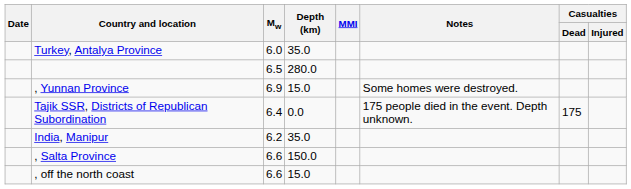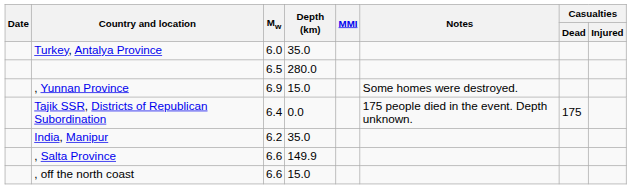(302, 156) 150.0 -> (302, 156) 149.9
